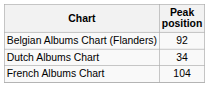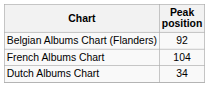rows swapped: (53, 57) <-> (56, 73)
